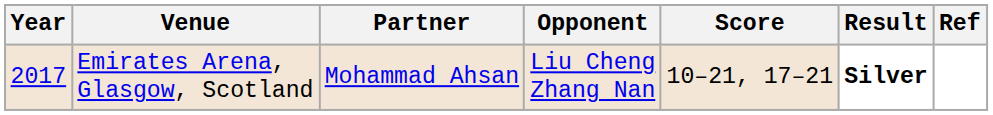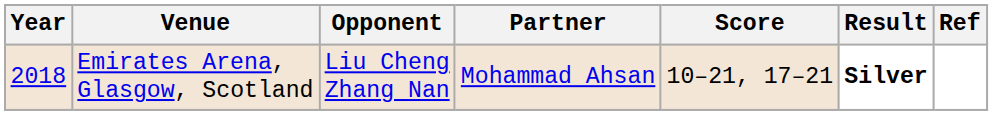columns swapped: (422, 24) <-> (593, 24)
(38, 77) 2017 -> (38, 77) 2018
